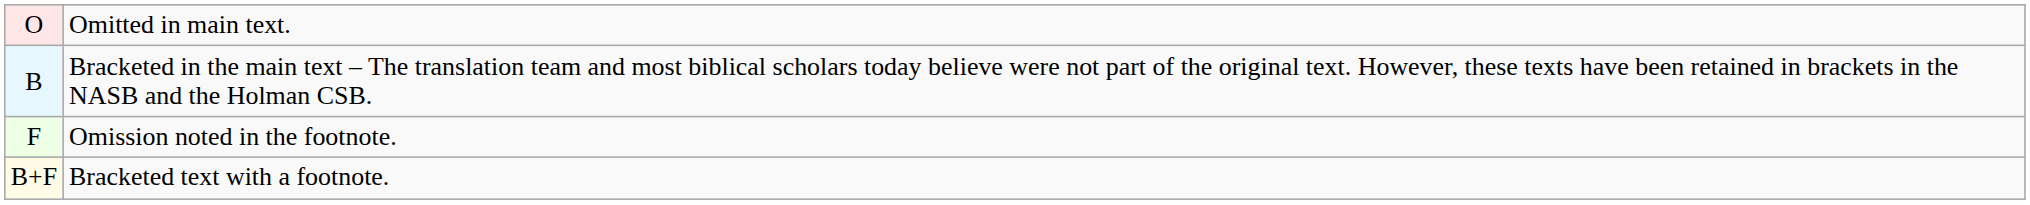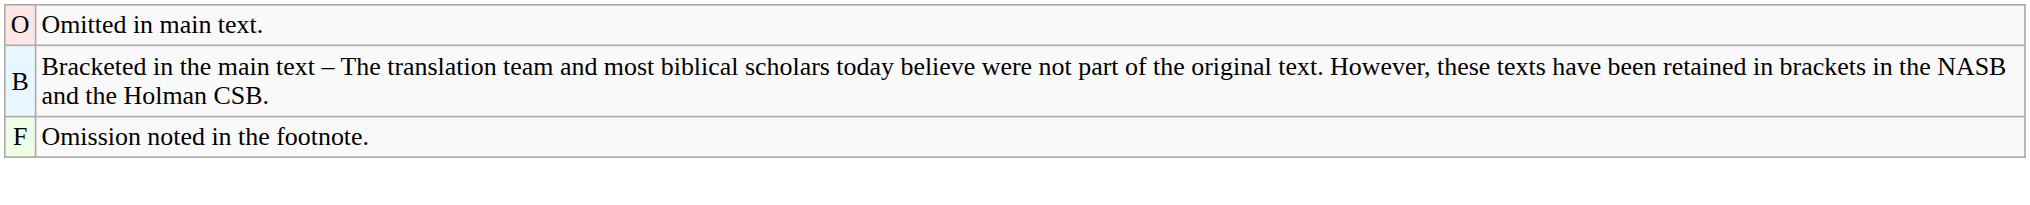- row: (229, 177)
